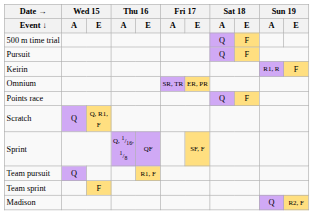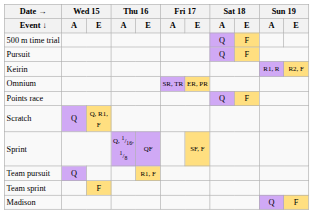(296, 69) F -> (296, 69) R2, F
(296, 203) R2, F -> (296, 202) F
